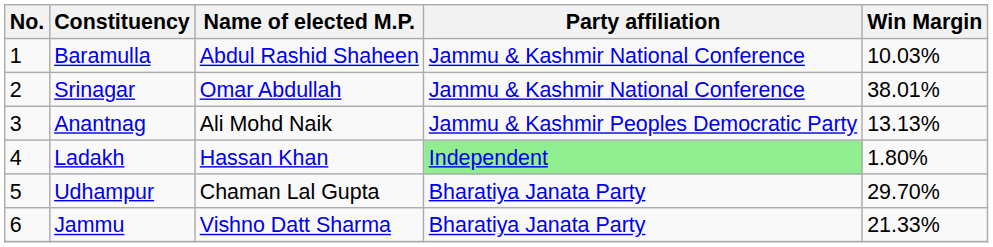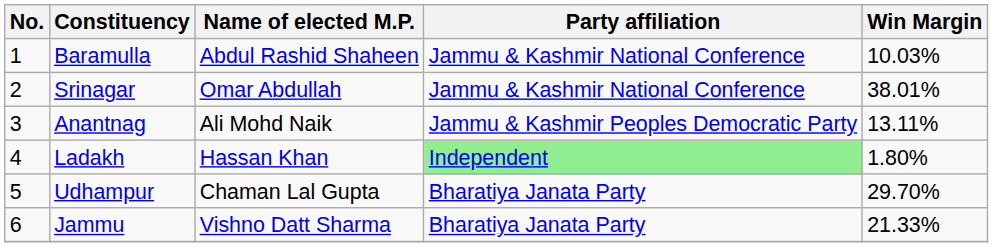(904, 124) 13.13% -> (903, 124) 13.11%
